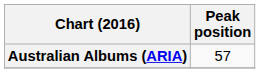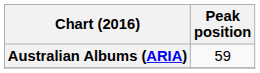(223, 56) 57 -> (223, 56) 59
